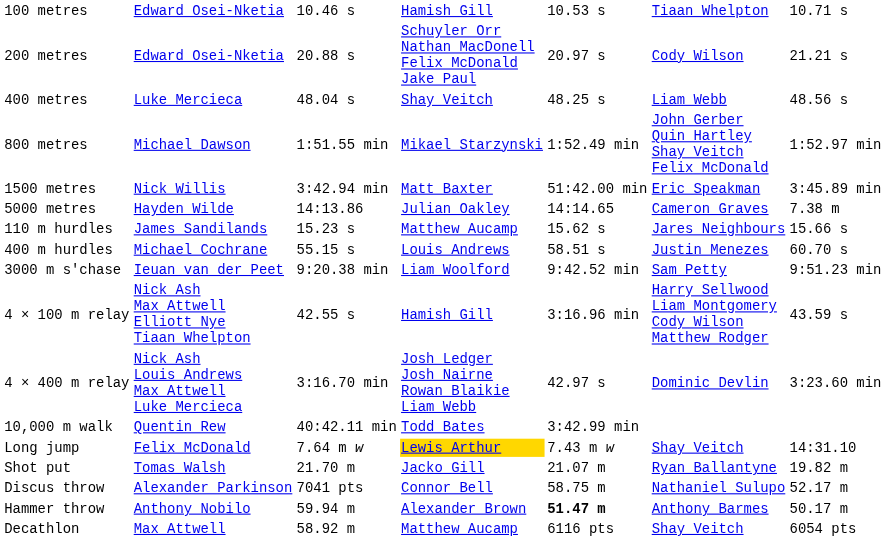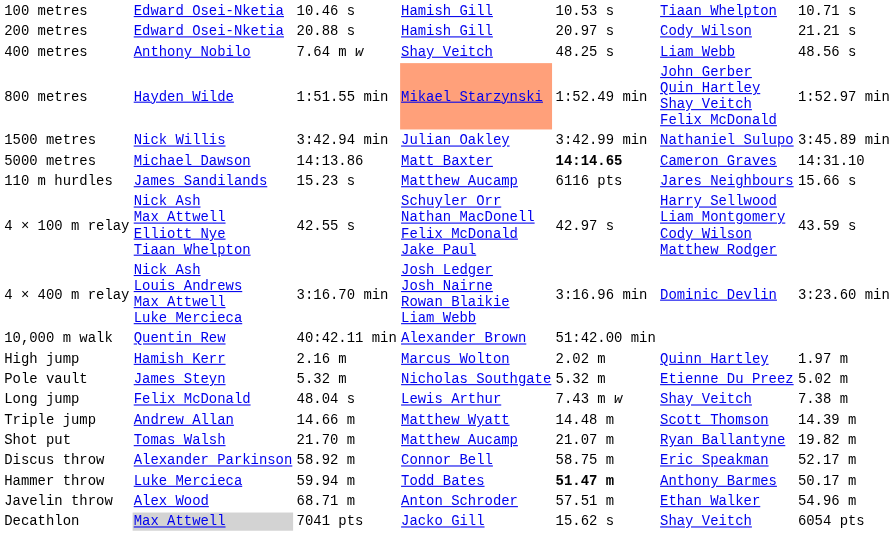(468, 56) Schuyler Orr Nathan MacDonell Felix McDonald Jake Paul -> (447, 32) Hamish Gill
(188, 100) Luke Mercieca -> (192, 52) Anthony Nobilo
(326, 100) 48.04 s -> (330, 52) 7.64 m w
(192, 144) Michael Dawson -> (184, 96) Hayden Wilde
(472, 144) no background -> (472, 96) lightsalmon background
(447, 189) Matt Baxter -> (455, 141) Julian Oakley
(597, 189) 51:42.00 min -> (602, 141) 3:42.99 min
(706, 189) Eric Speakman -> (727, 141) Nathaniel Sulupo
(184, 209) Hayden Wilde -> (192, 161) Michael Dawson
(455, 209) Julian Oakley -> (447, 161) Matt Baxter
(581, 209) normal -> (589, 161) bold
(815, 209) 7.38 m -> (831, 161) 14:31.10
(576, 230) 15.62 s -> (589, 181) 6116 pts
- row: (58, 250)
- row: (63, 270)
(447, 315) Hamish Gill -> (468, 226) Schuyler Orr Nathan MacDonell Felix McDonald Jake Paul
(593, 315) 3:16.96 min -> (585, 226) 42.97 s
(576, 383) 42.97 s -> (602, 294) 3:16.96 min
(443, 427) Todd Bates -> (464, 339) Alexander Brown
(593, 427) 3:42.99 min -> (606, 339) 51:42.00 min
+ row: (42, 359)
+ row: (46, 379)
(330, 448) 7.64 m w -> (326, 400) 48.04 s
(451, 448) gold background -> (451, 400) no background
(823, 448) 14:31.10 -> (823, 400) 7.38 m
+ row: (50, 420)
(443, 468) Jacko Gill -> (459, 440) Matthew Aucamp
(330, 488) 7041 pts -> (326, 461) 58.92 m
(718, 488) Nathaniel Sulupo -> (714, 461) Eric Speakman
(192, 509) Anthony Nobilo -> (188, 481) Luke Mercieca
(464, 509) Alexander Brown -> (443, 481) Todd Bates
+ row: (58, 501)
(180, 529) no background -> (180, 522) lightgrey background
(326, 529) 58.92 m -> (330, 522) 7041 pts
(459, 529) Matthew Aucamp -> (443, 522) Jacko Gill
(581, 529) 6116 pts -> (585, 522) 15.62 s
